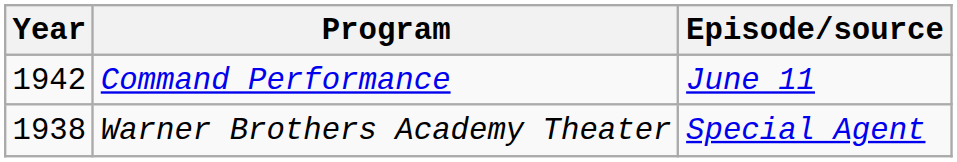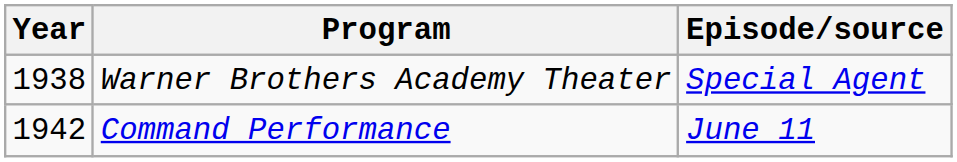rows swapped: (386, 130) <-> (276, 80)
